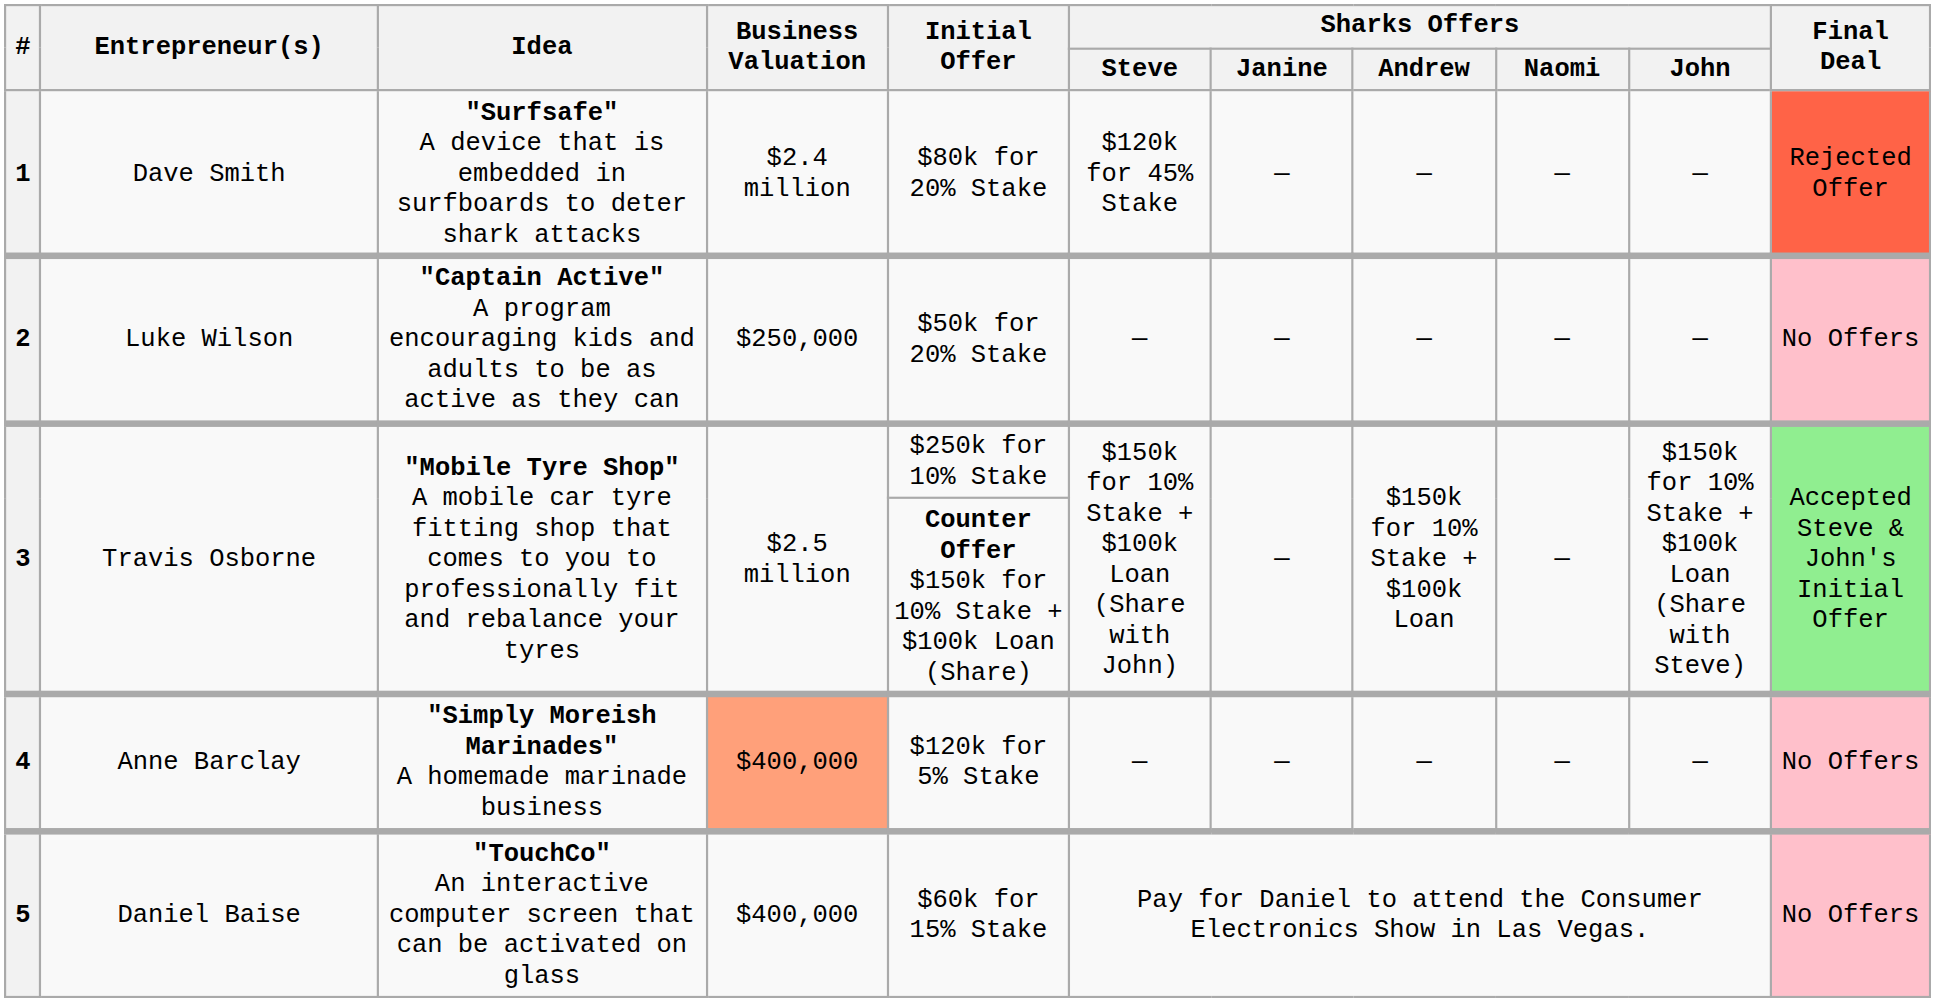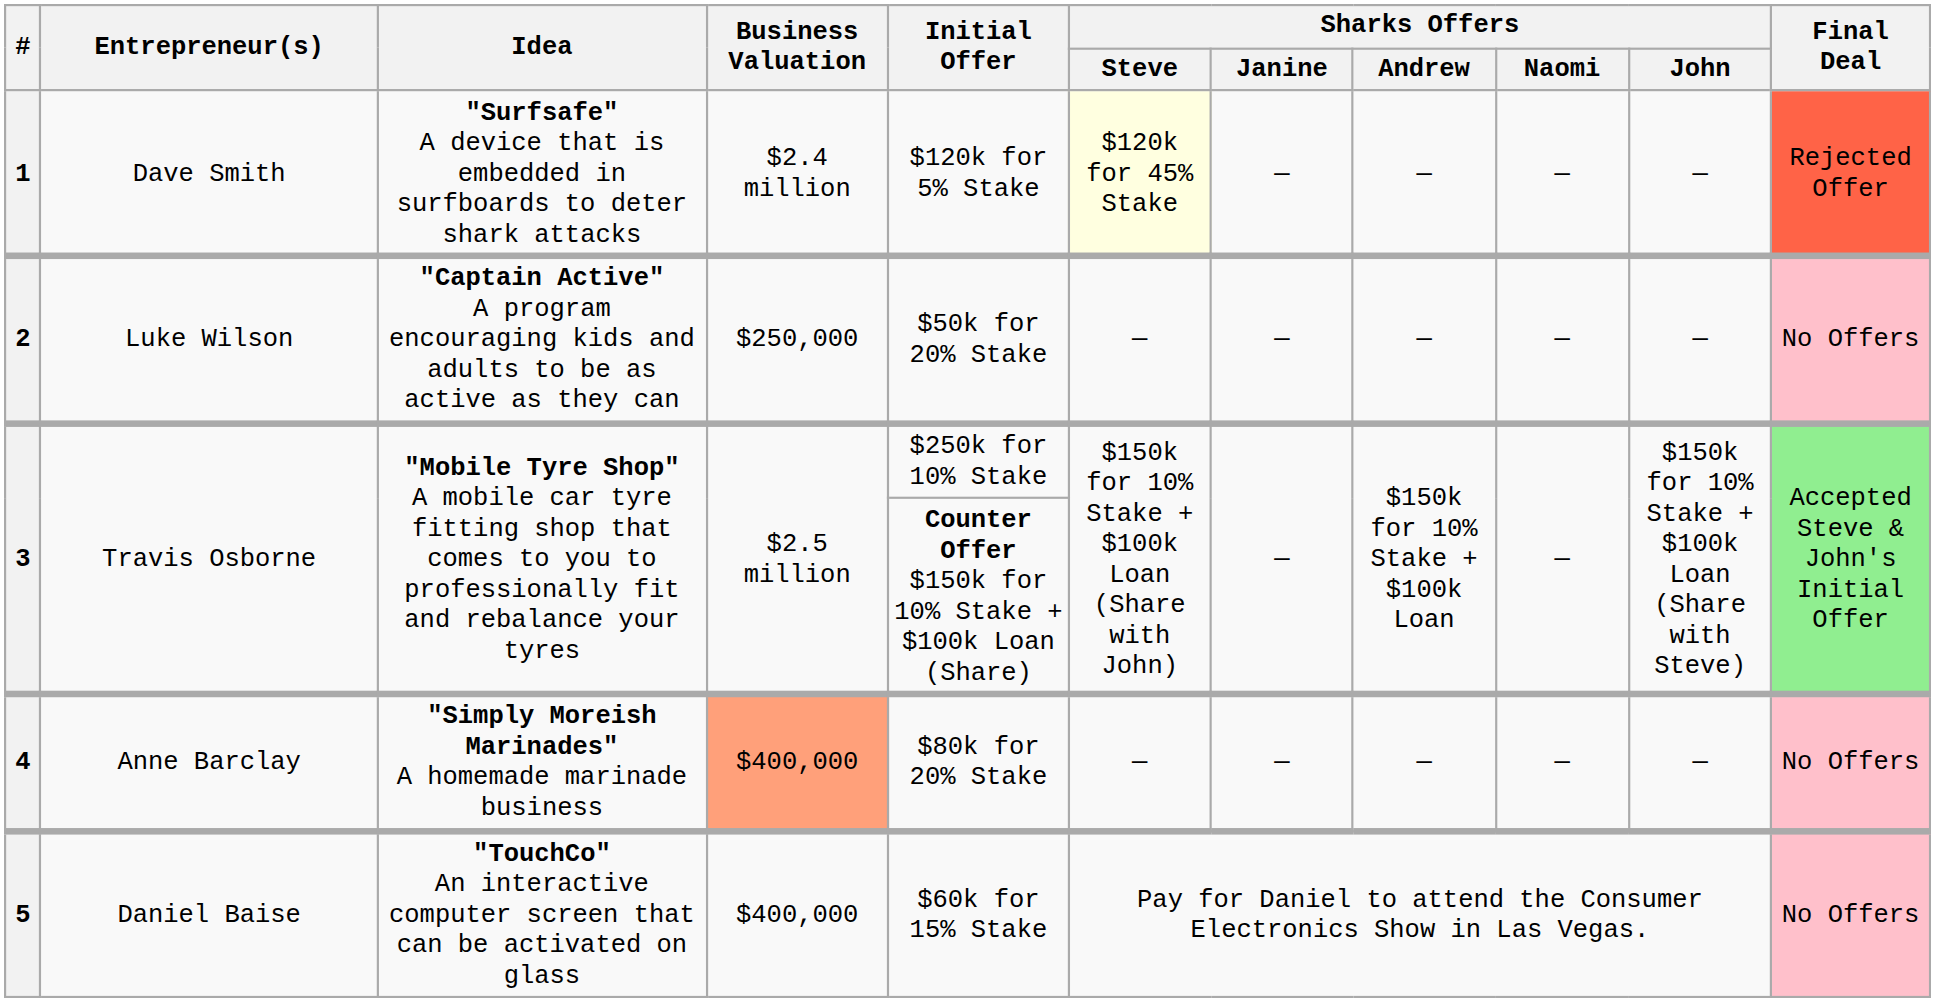(978, 173) $80k for 20% Stake -> (978, 173) $120k for 5% Stake
(1140, 173) no background -> (1140, 173) lightyellow background
(978, 763) $120k for 5% Stake -> (978, 763) $80k for 20% Stake
